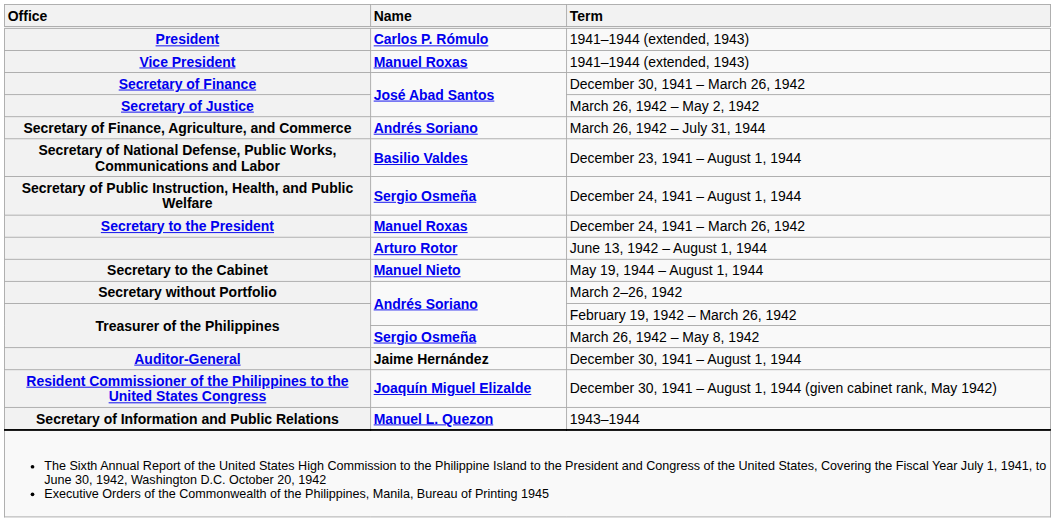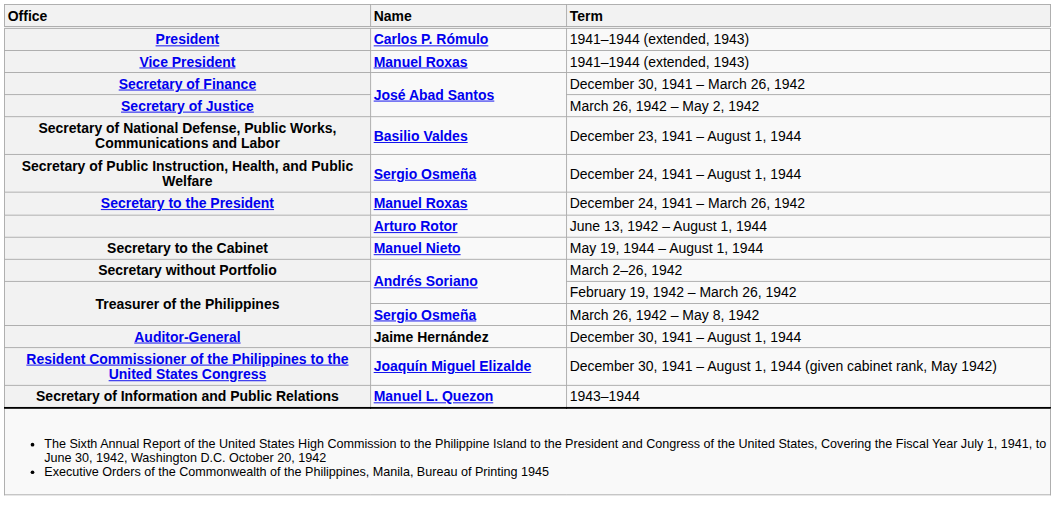- row: (187, 128)
